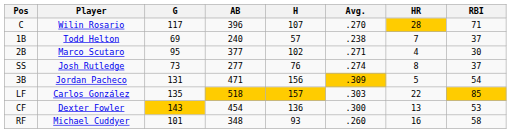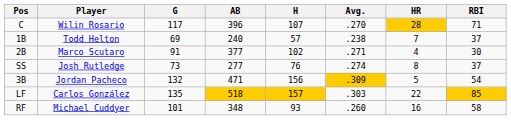(175, 53) 95 -> (175, 53) 91
(175, 80) 131 -> (175, 80) 132
- row: (21, 108)
